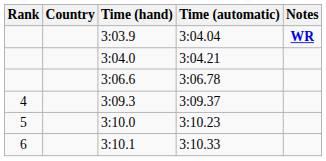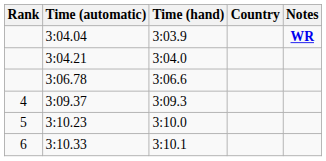columns swapped: (70, 15) <-> (229, 15)
